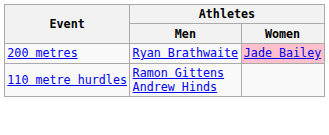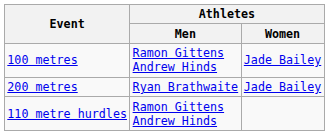+ row: (43, 60)
(283, 53) pink background -> (283, 87) no background
